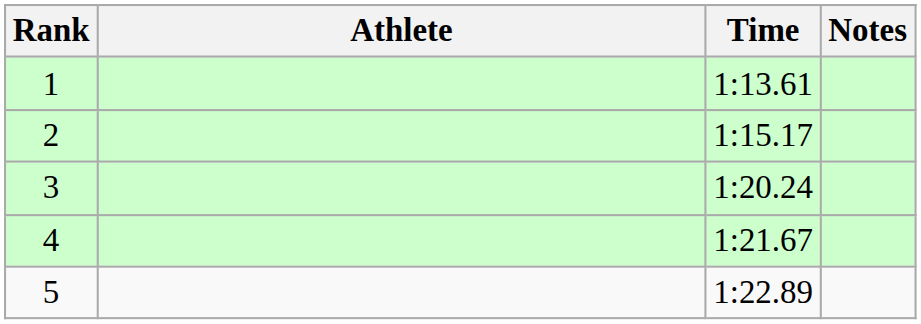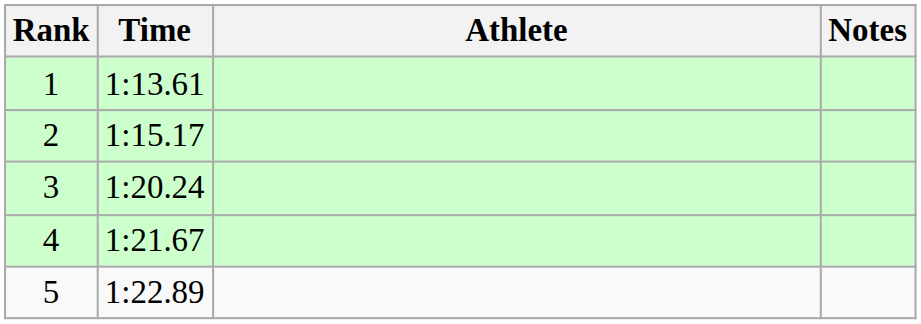columns swapped: (401, 30) <-> (763, 30)
